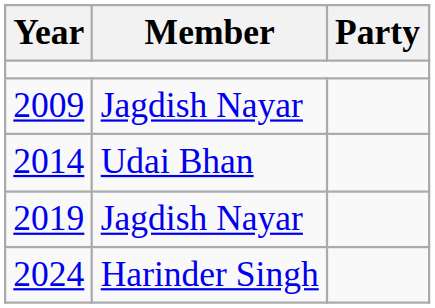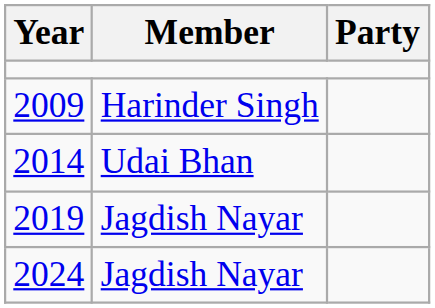(202, 105) Jagdish Nayar -> (210, 105) Harinder Singh
(210, 274) Harinder Singh -> (202, 274) Jagdish Nayar
